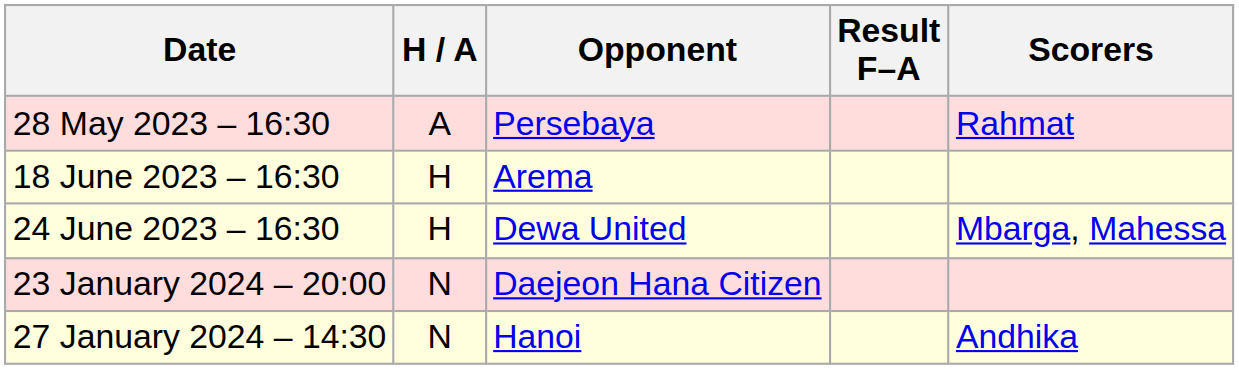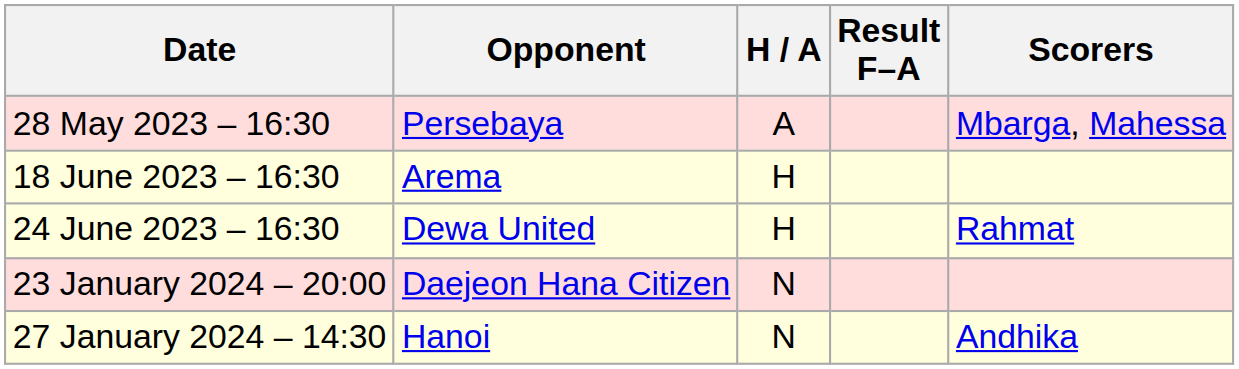columns swapped: (657, 50) <-> (440, 50)
(1015, 122) Rahmat -> (1091, 122) Mbarga, Mahessa
(1091, 229) Mbarga, Mahessa -> (1015, 229) Rahmat
